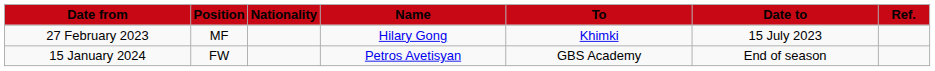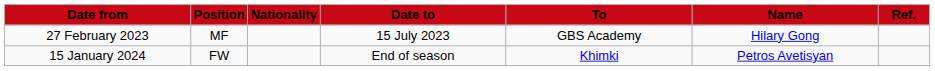columns swapped: (413, 15) <-> (785, 15)
(599, 36) Khimki -> (599, 36) GBS Academy
(599, 56) GBS Academy -> (599, 56) Khimki
